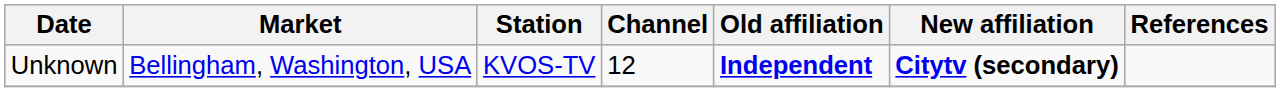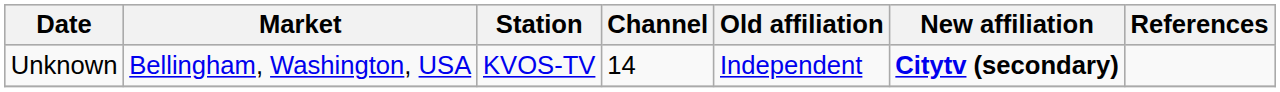(621, 65) 12 -> (621, 65) 14
(796, 65) bold -> (791, 65) normal
